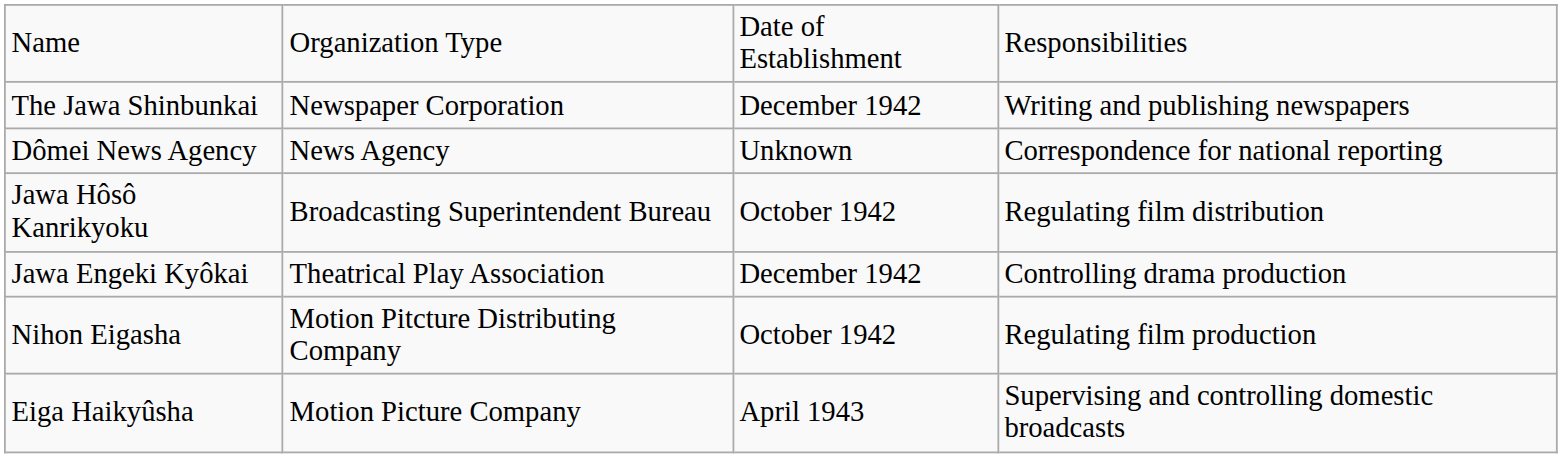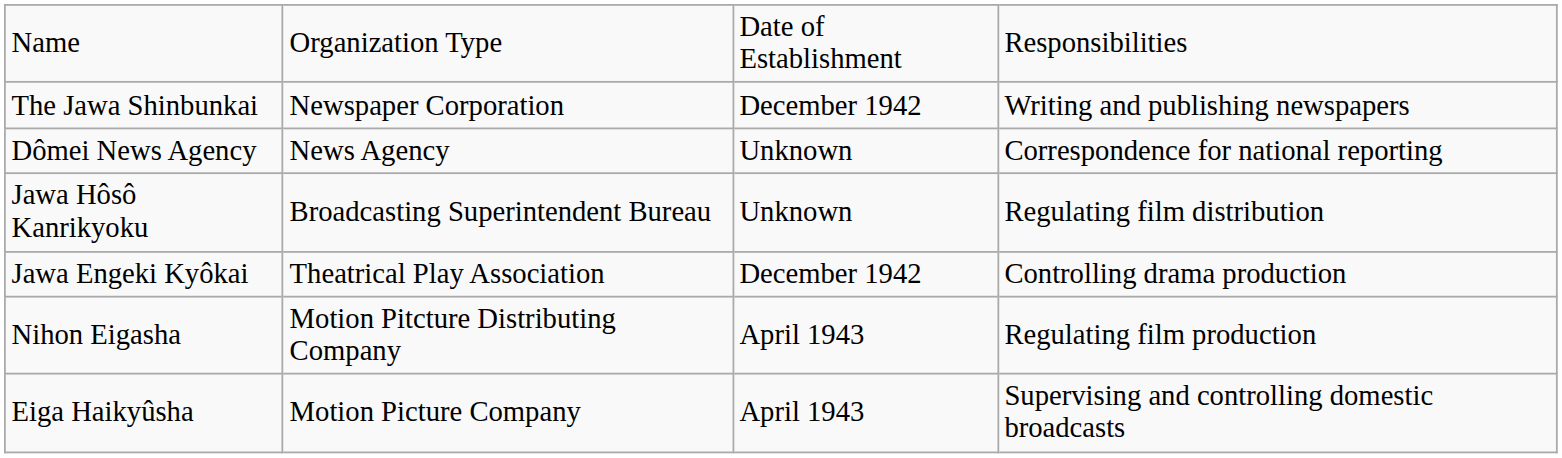(818, 211) October 1942 -> (796, 211) Unknown
(818, 334) October 1942 -> (802, 334) April 1943
